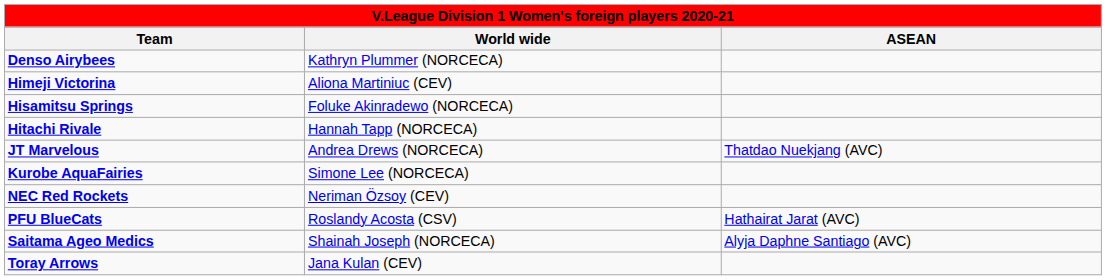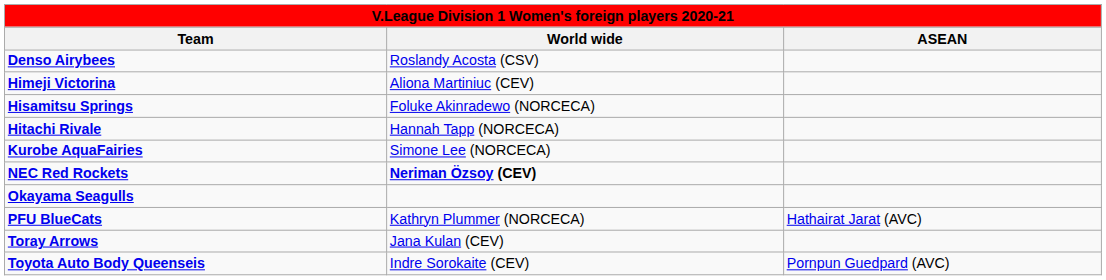(405, 61) Kathryn Plummer (NORCECA) -> (464, 61) Roslandy Acosta (CSV)
- row: (53, 151)
(378, 196) normal -> (463, 174) bold
+ row: (71, 196)
(382, 219) Roslandy Acosta (CSV) -> (487, 219) Kathryn Plummer (NORCECA)
- row: (81, 241)
+ row: (106, 264)
